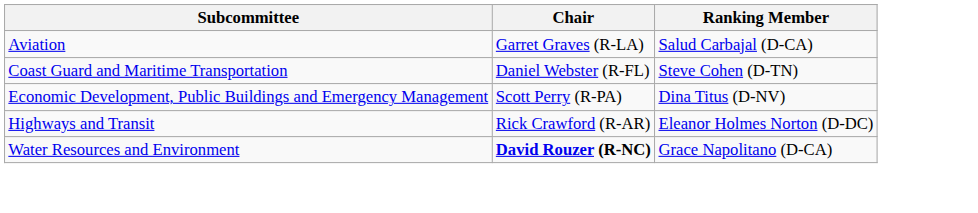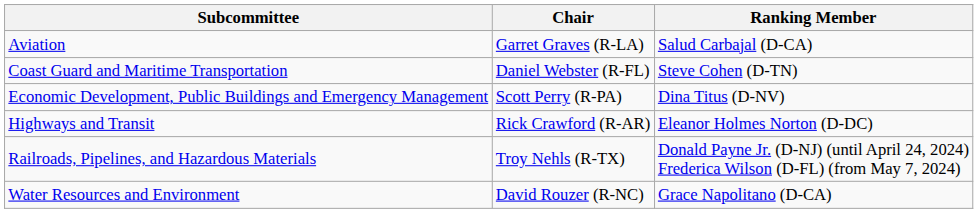+ row: (162, 159)
(573, 149) bold -> (570, 194) normal
